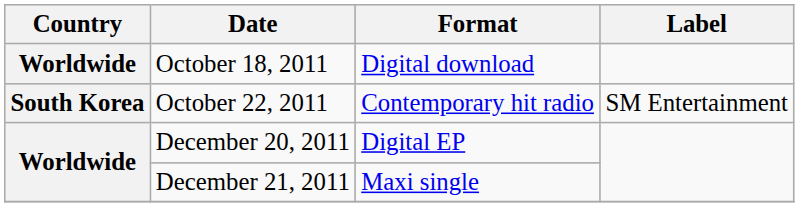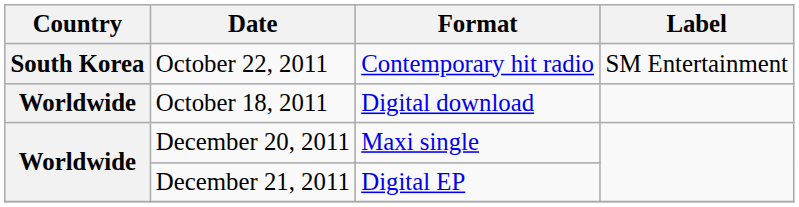rows swapped: (242, 63) <-> (242, 102)
(413, 142) Digital EP -> (420, 142) Maxi single
(420, 181) Maxi single -> (413, 181) Digital EP
